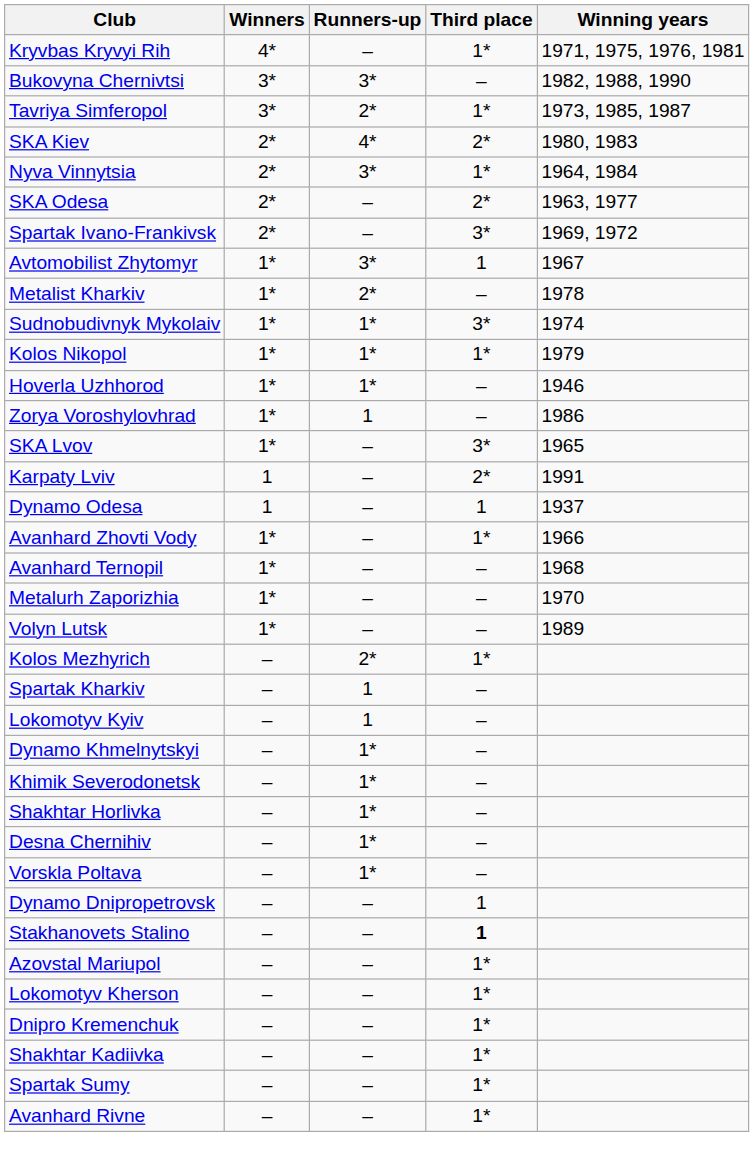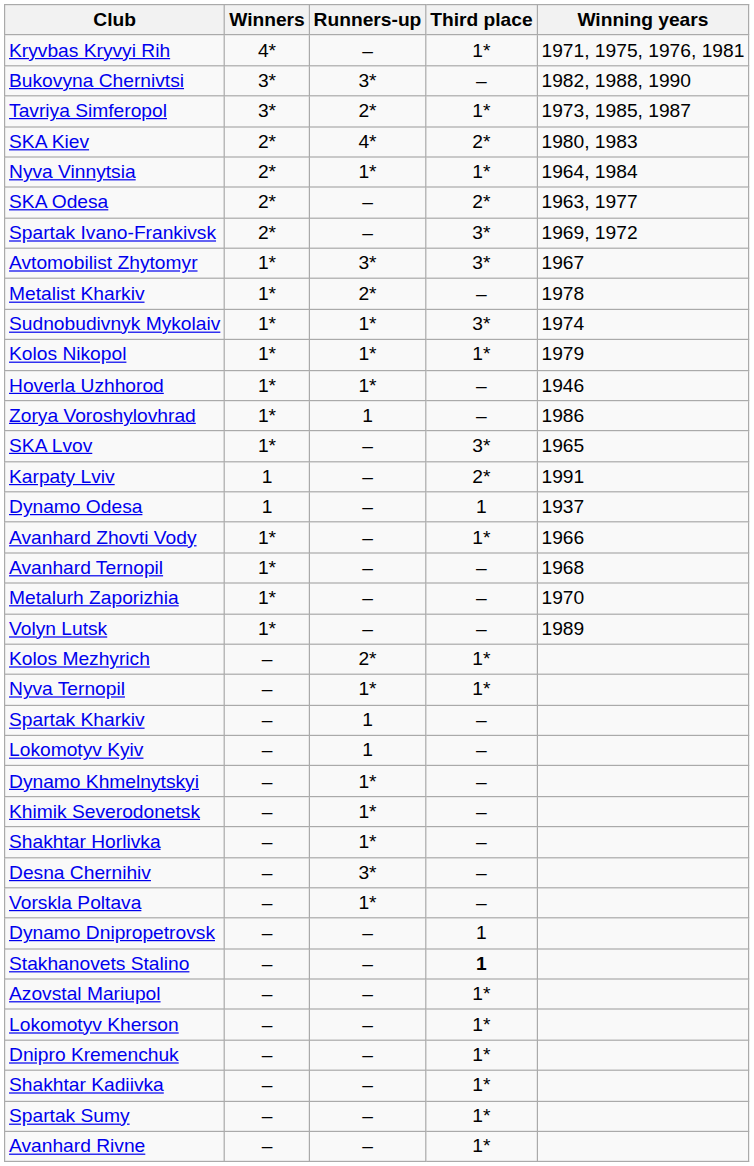(367, 171) 3* -> (367, 171) 1*
(481, 263) 1 -> (481, 263) 3*
+ row: (67, 689)
(367, 841) 1* -> (367, 872) 3*
